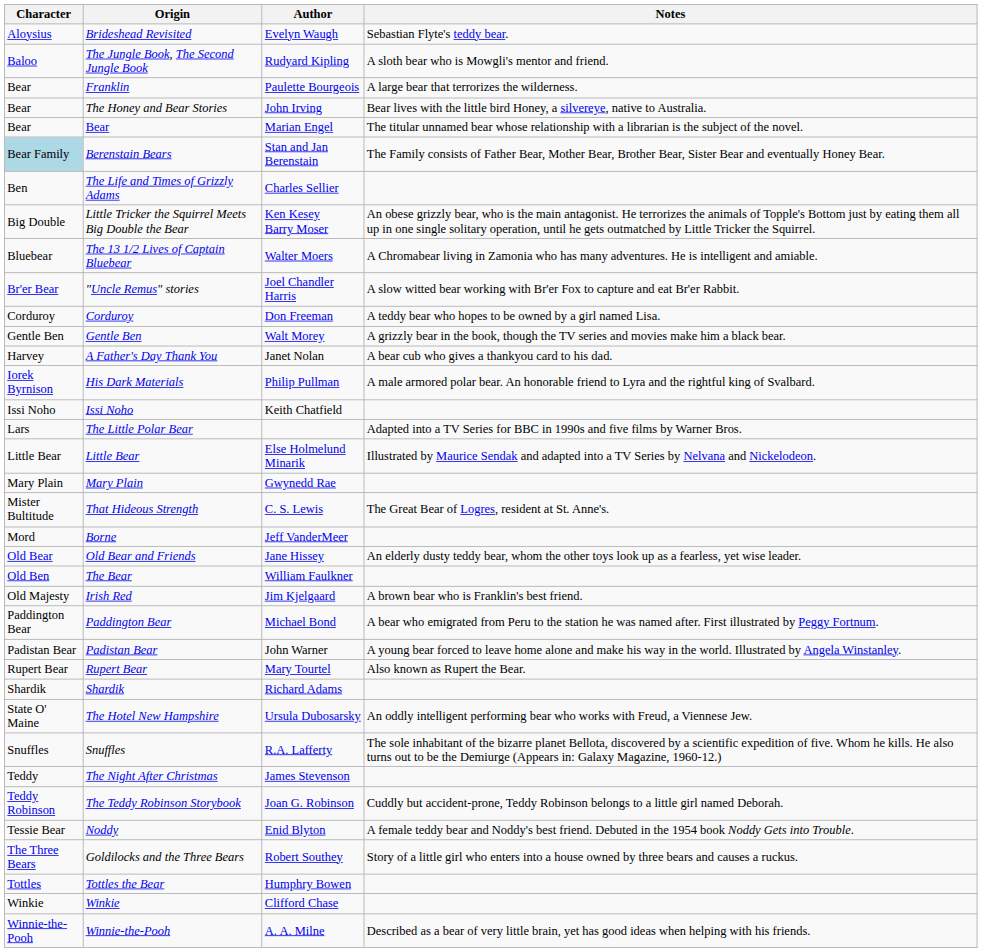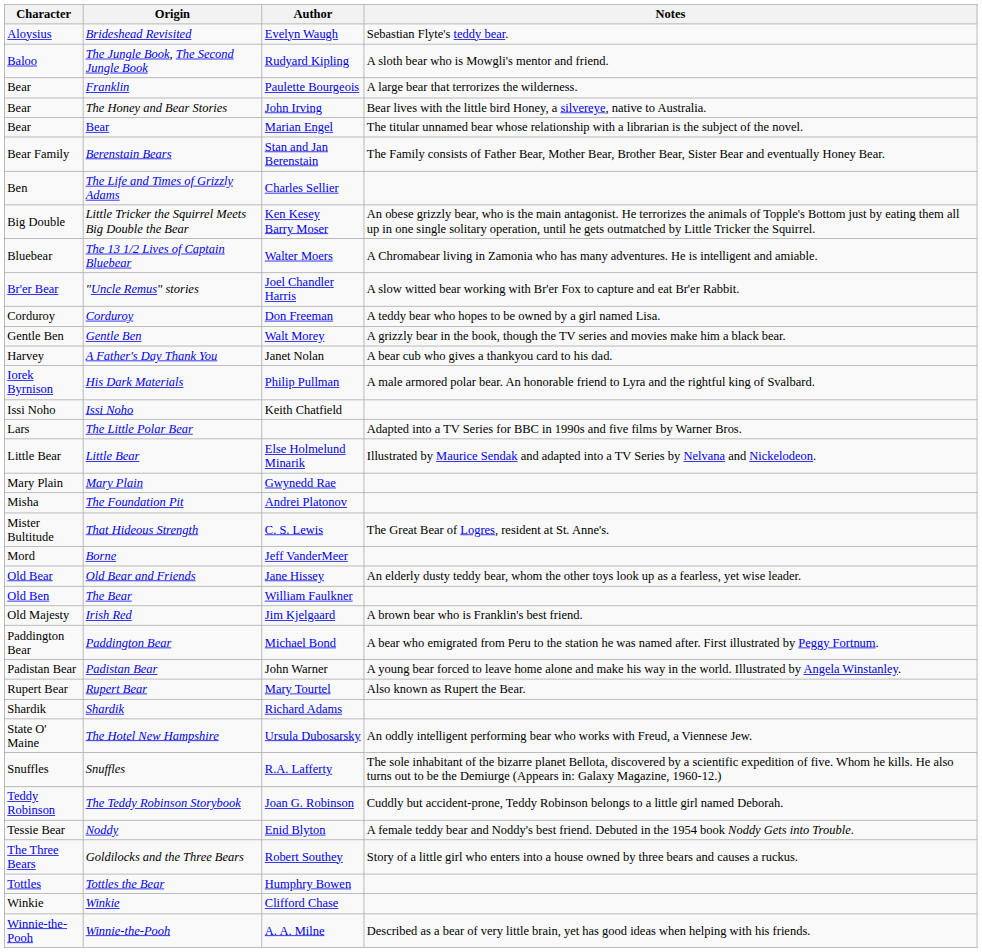(38, 154) lightblue background -> (38, 154) no background
+ row: (135, 502)
- row: (152, 776)
